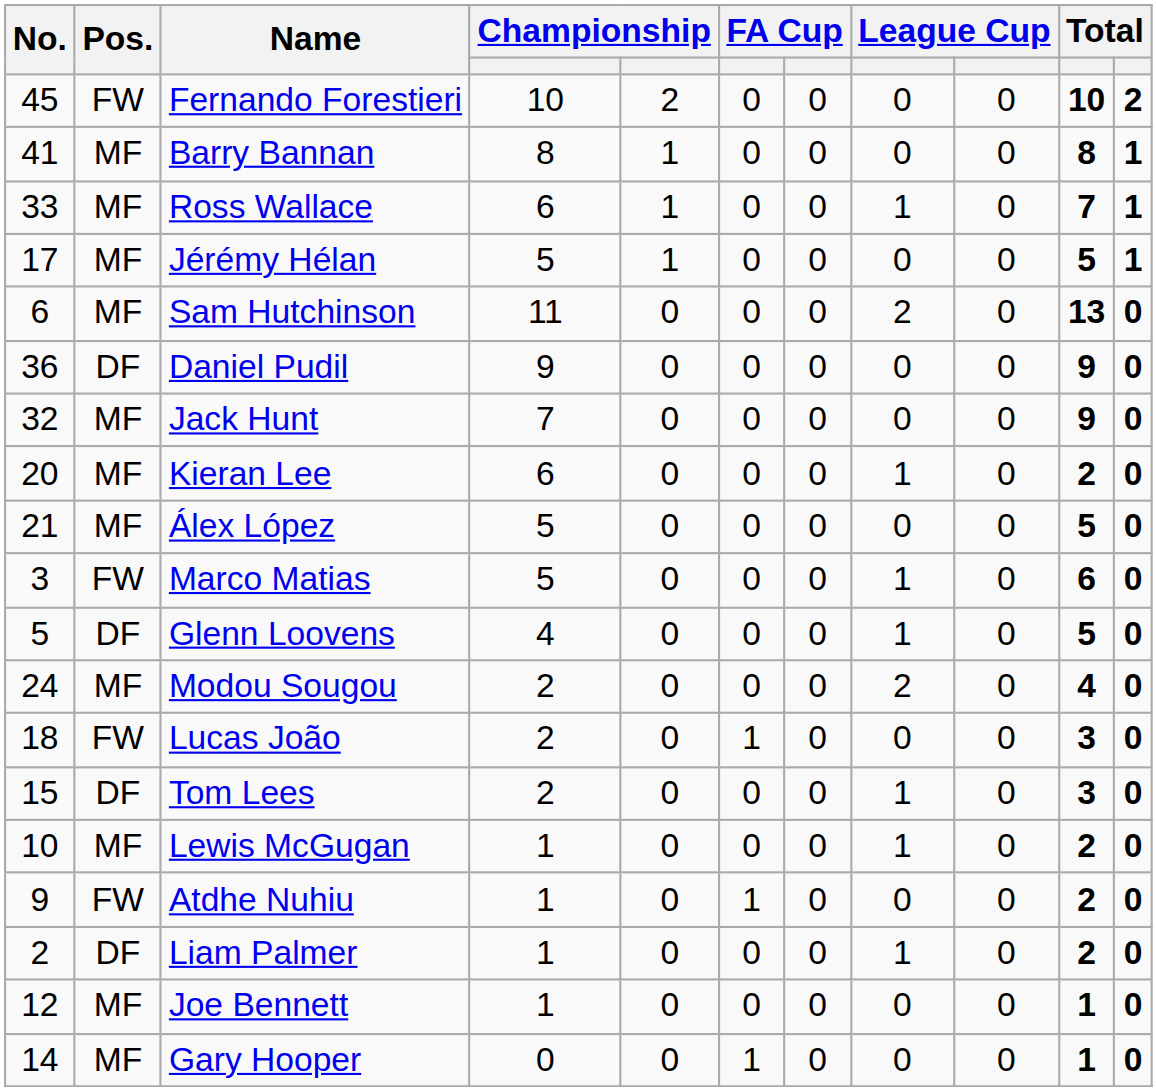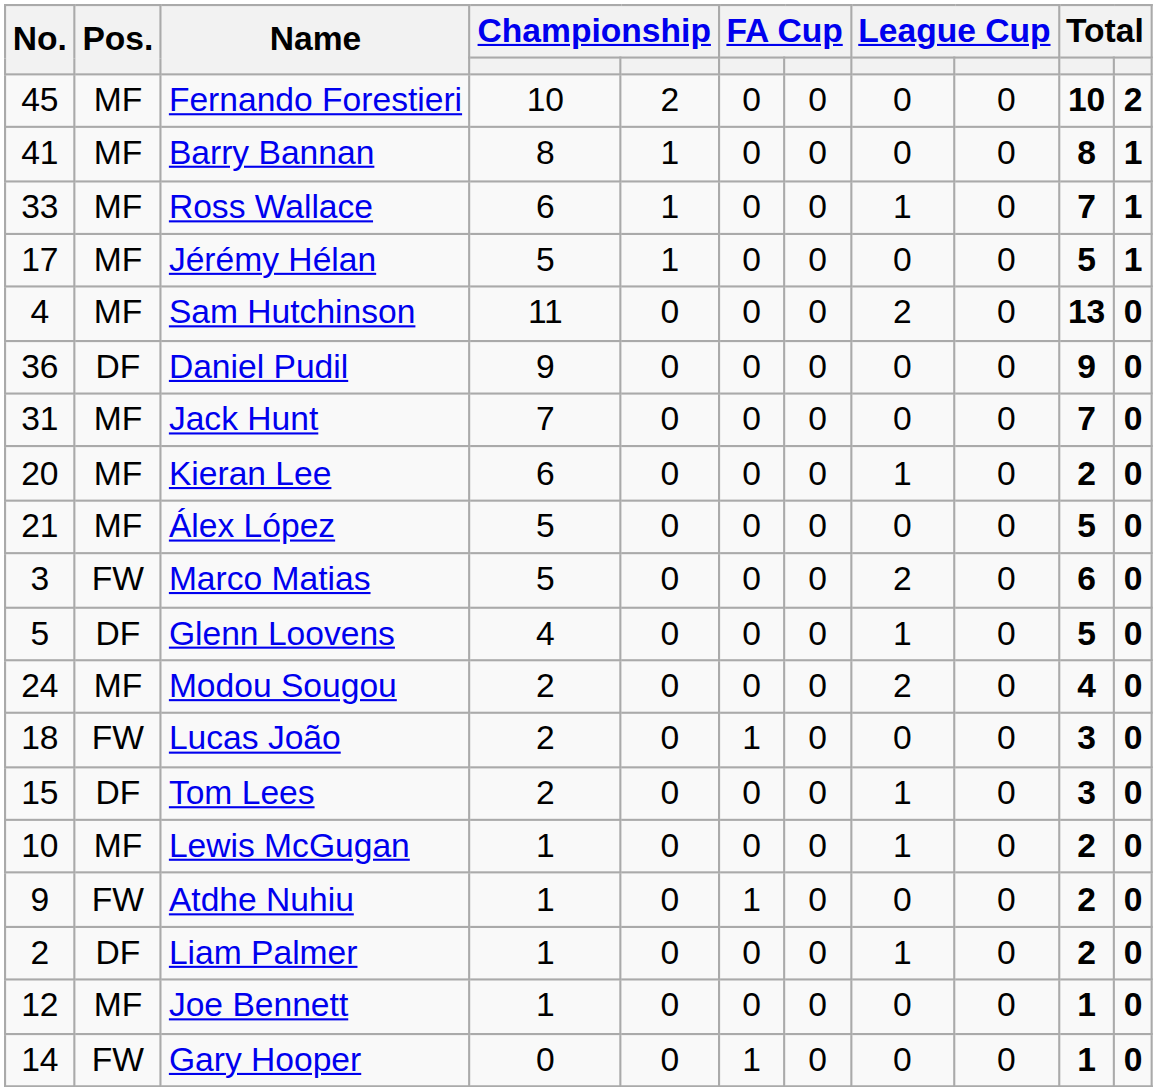(118, 99) FW -> (118, 99) MF
(40, 313) 6 -> (40, 313) 4
(40, 419) 32 -> (40, 419) 31
(1087, 419) 9 -> (1087, 419) 7
(902, 579) 1 -> (902, 579) 2
(118, 1059) MF -> (118, 1059) FW
